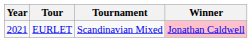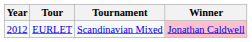(17, 29) 2021 -> (17, 29) 2012
